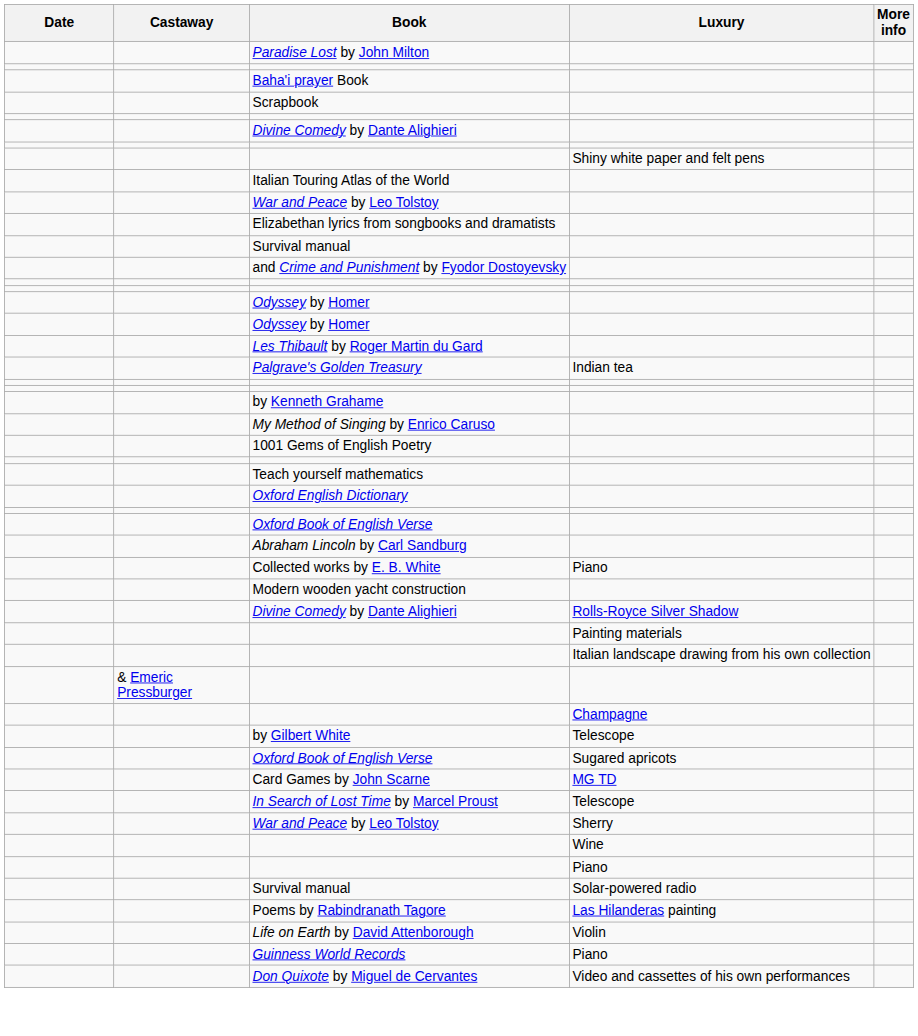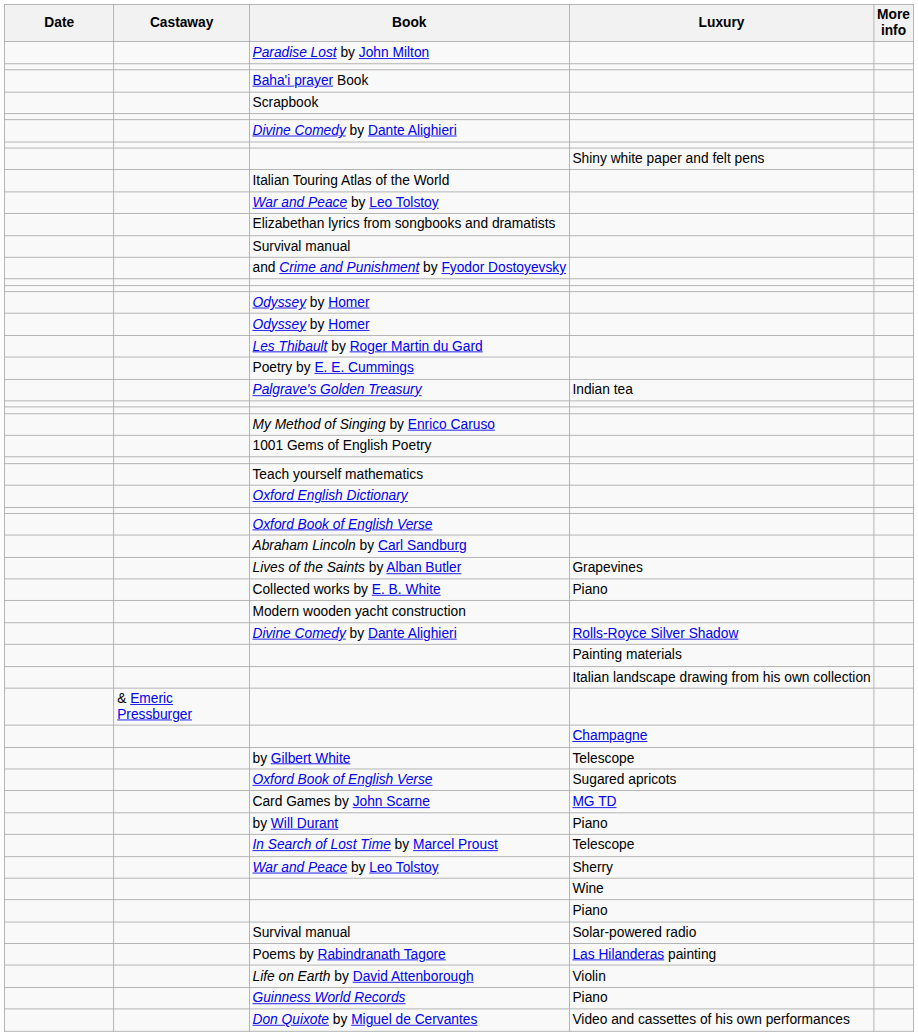+ row: (333, 368)
- row: (318, 402)
+ row: (357, 568)
+ row: (295, 823)
